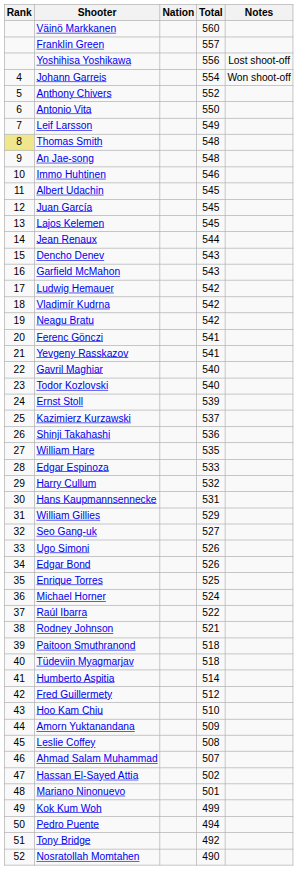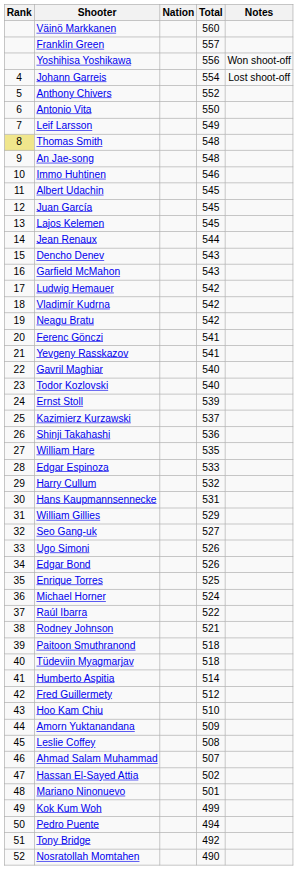(259, 61) Lost shoot-off -> (259, 61) Won shoot-off
(259, 77) Won shoot-off -> (259, 77) Lost shoot-off
